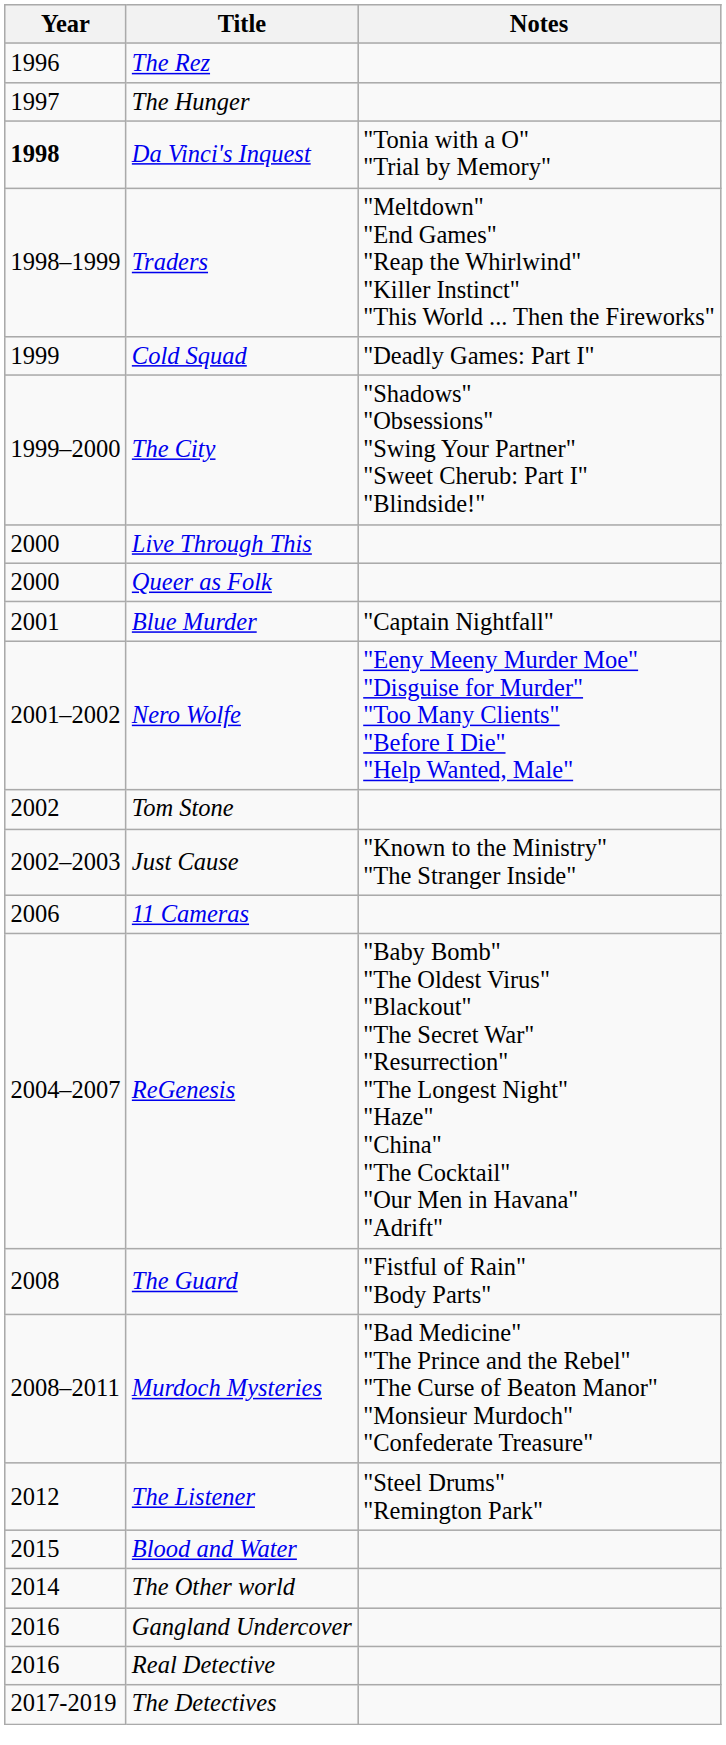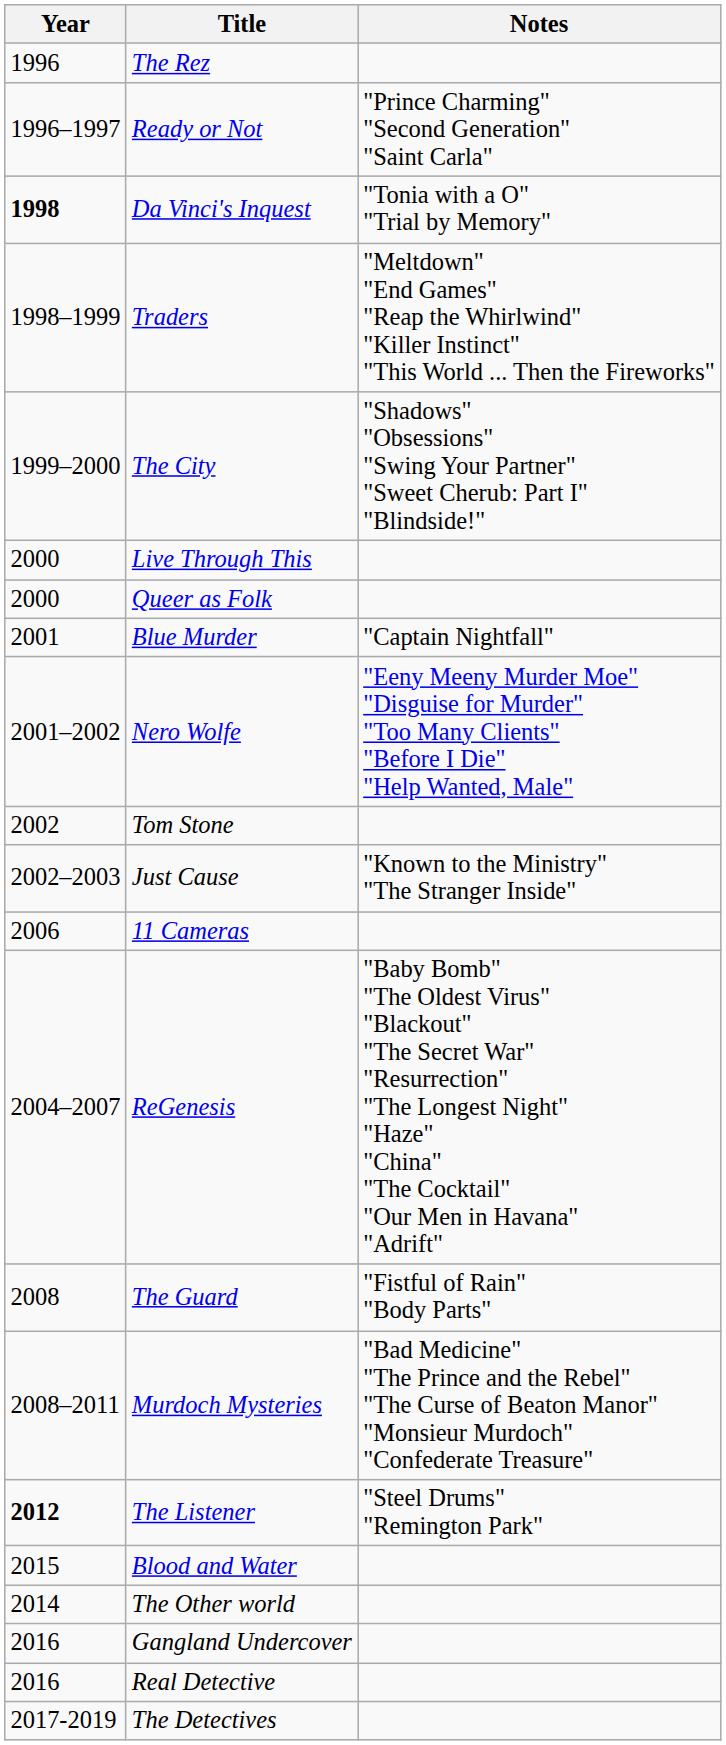+ row: (197, 129)
- row: (191, 101)
- row: (189, 355)
(35, 1496) normal -> (35, 1512) bold
